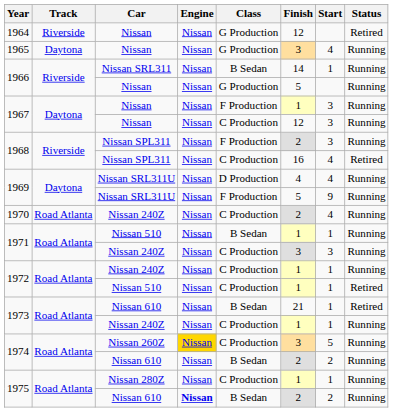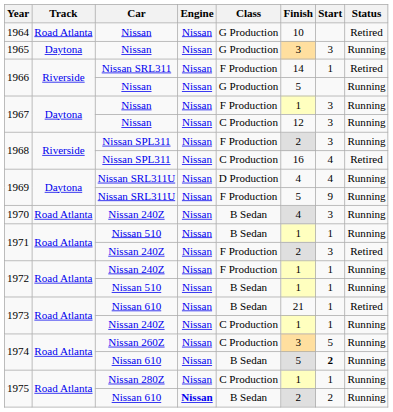(63, 32) Riverside -> (63, 32) Road Atlanta
(298, 32) 12 -> (298, 32) 10
(330, 50) 4 -> (330, 50) 3
(249, 68) B Sedan -> (249, 68) F Production
(366, 68) Running -> (366, 68) Retired
(249, 215) C Production -> (249, 215) B Sedan
(298, 215) 2 -> (298, 215) 4
(330, 215) 4 -> (330, 215) 3
(249, 251) C Production -> (249, 251) F Production
(298, 251) 3 -> (298, 251) 2
(366, 251) Running -> (366, 251) Retired
(249, 270) C Production -> (249, 270) F Production
(249, 288) C Production -> (249, 288) B Sedan
(366, 288) Retired -> (366, 288) Running
(197, 343) gold background -> (197, 343) no background
(298, 361) 2 -> (298, 361) 5
(330, 361) normal -> (330, 361) bold
